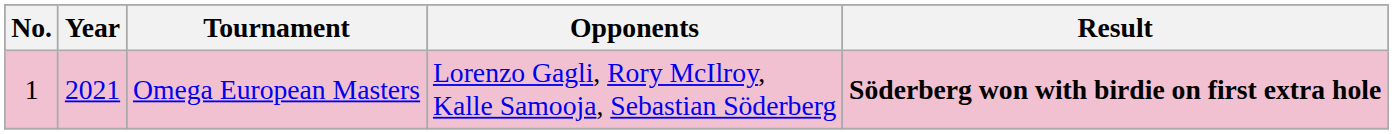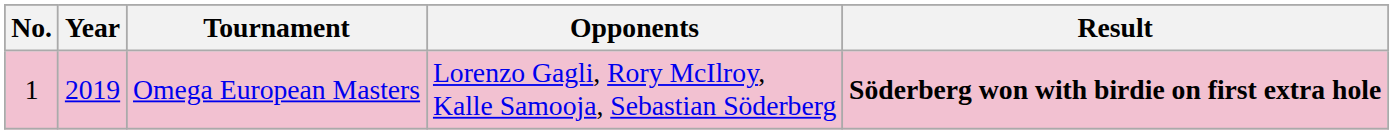(93, 89) 2021 -> (93, 89) 2019
